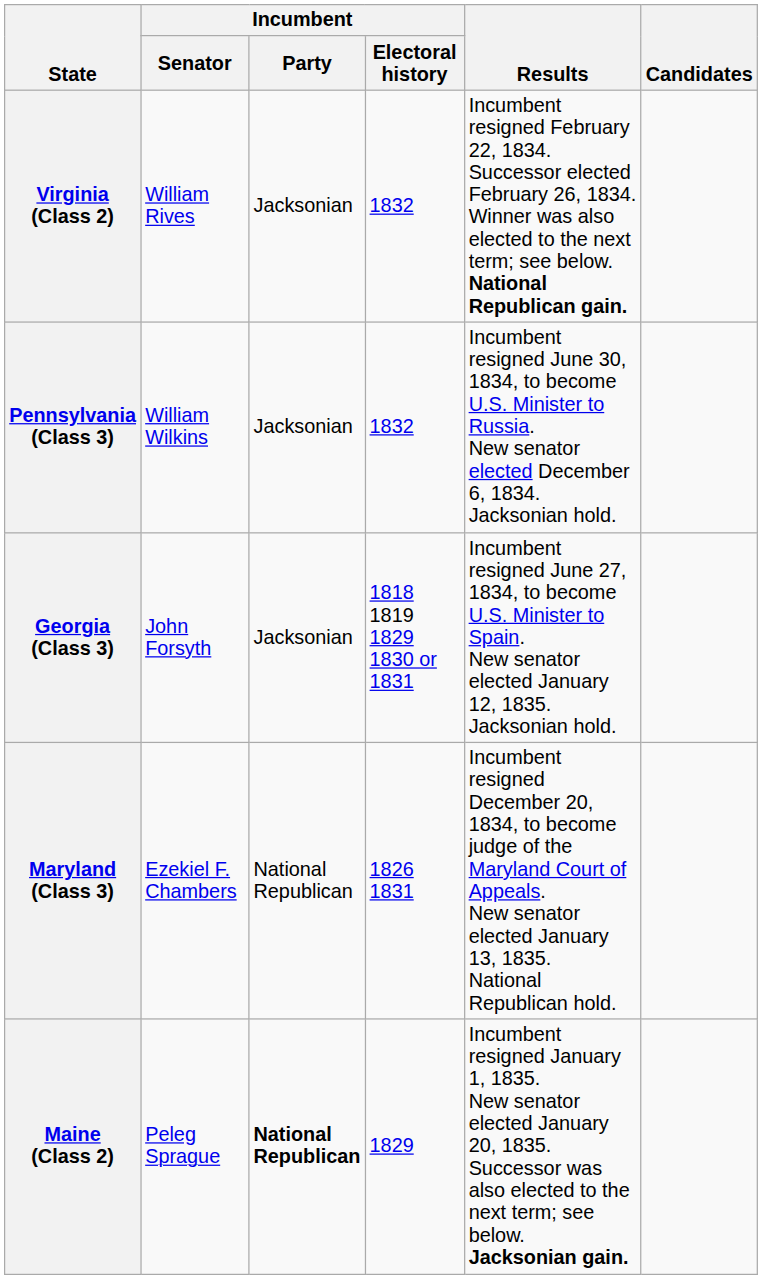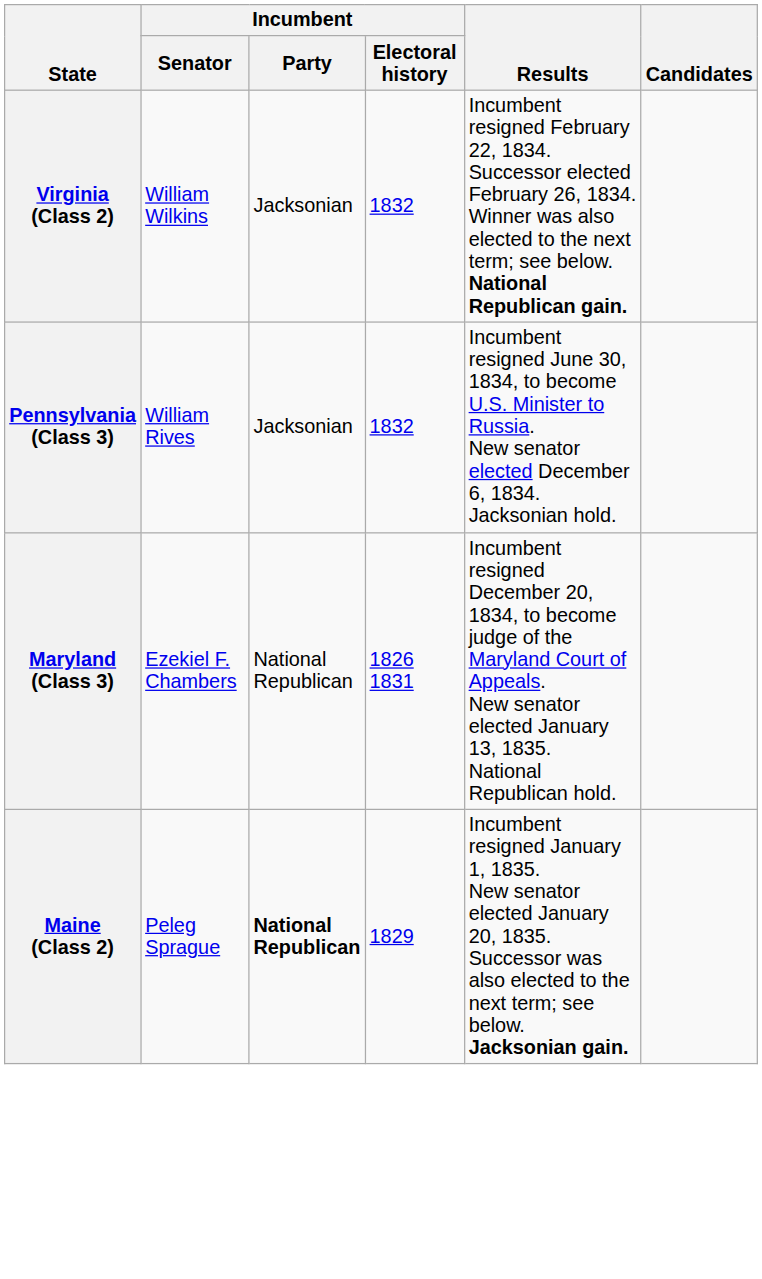(177, 205) William Rives -> (177, 205) William Wilkins
(177, 427) William Wilkins -> (177, 427) William Rives
- row: (73, 637)
